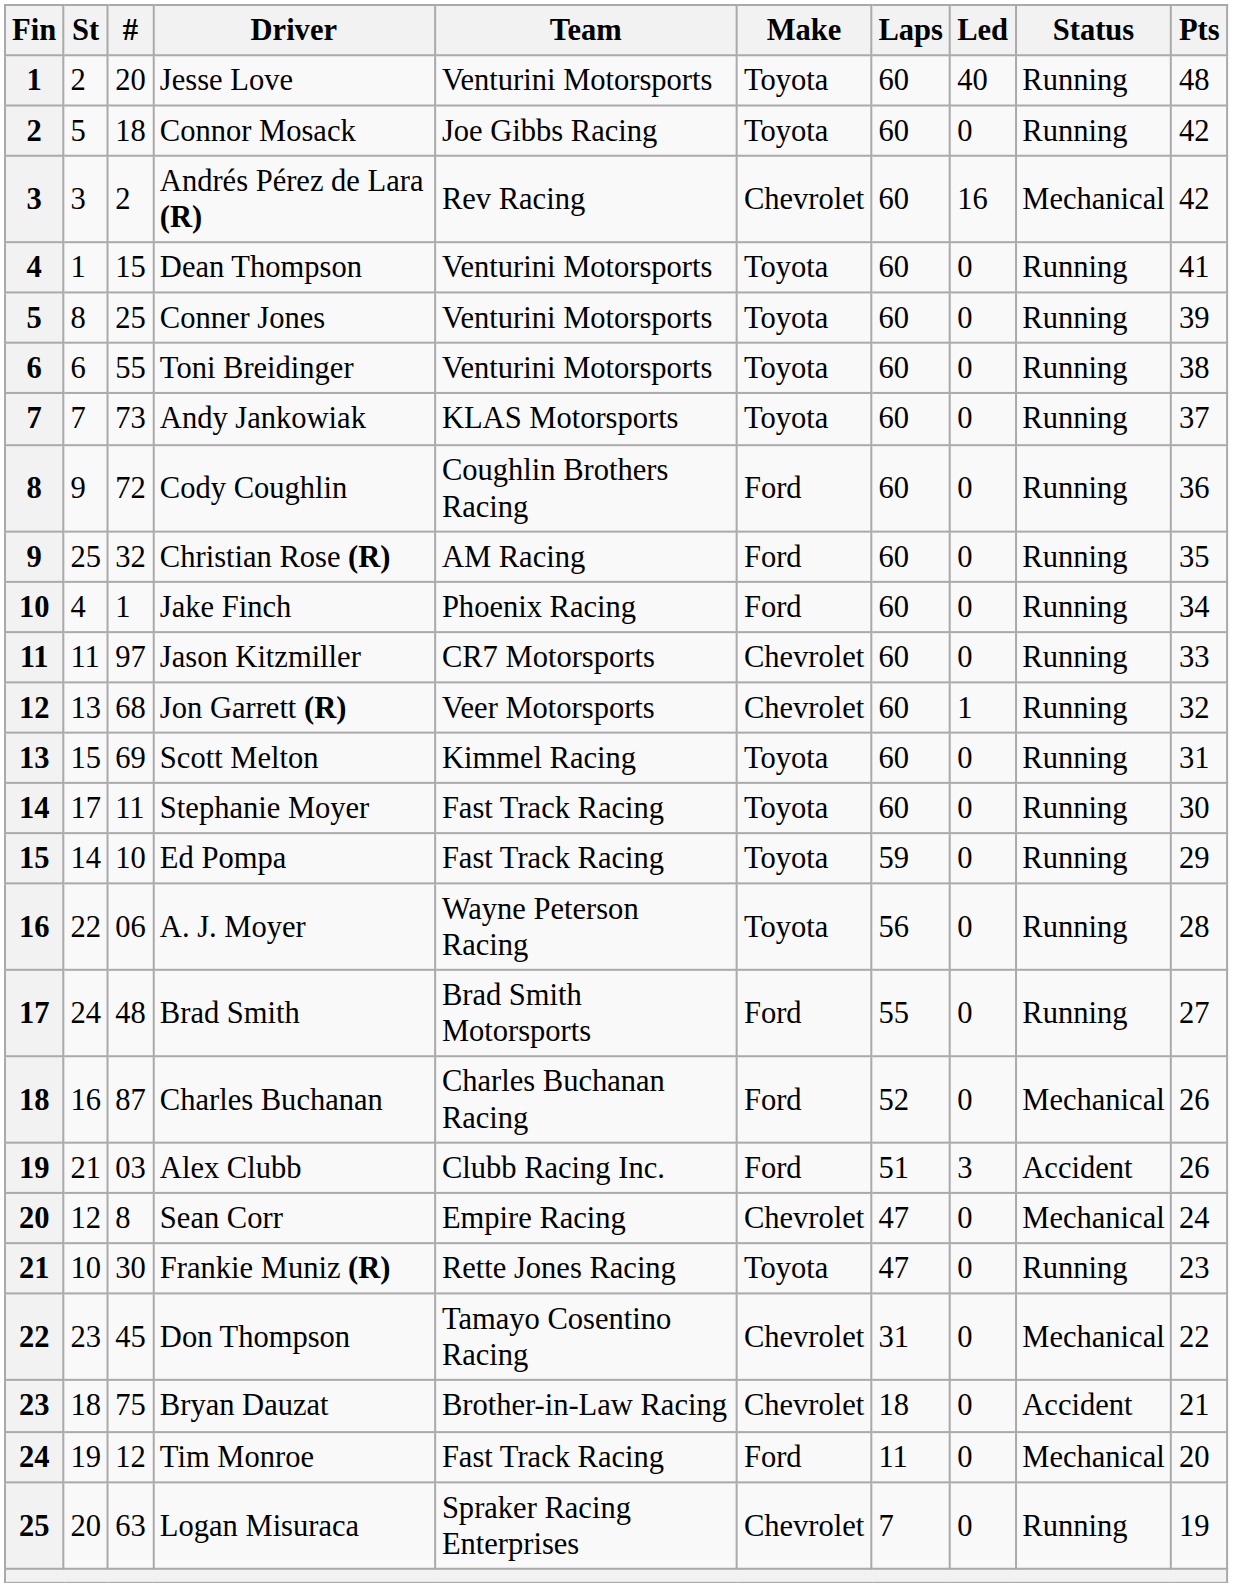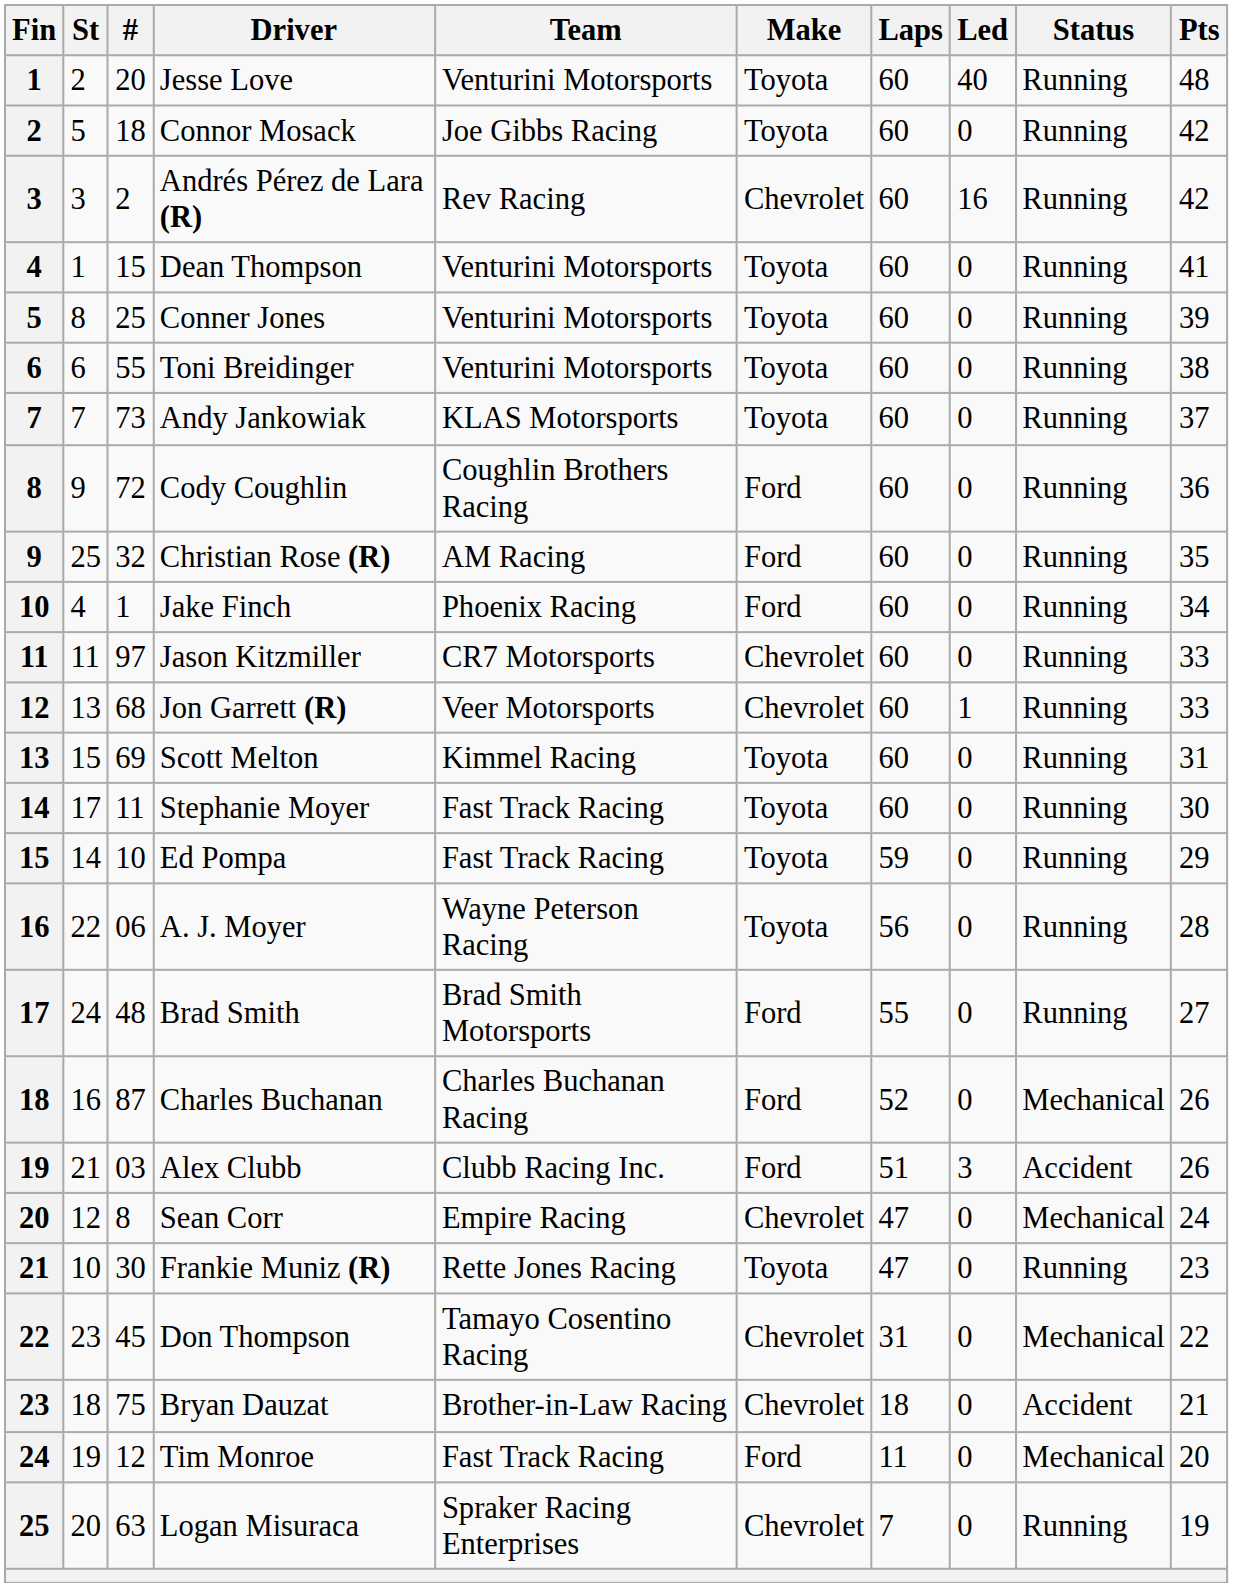(1093, 199) Mechanical -> (1075, 199) Running
(1194, 706) 32 -> (1194, 706) 33
